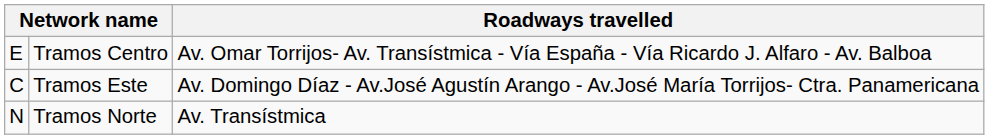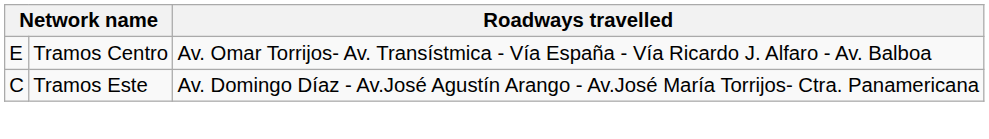- row: (95, 117)
